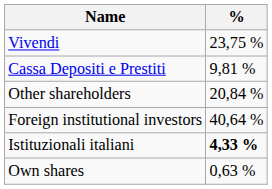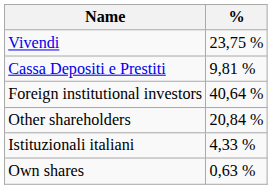rows swapped: (105, 119) <-> (69, 94)
(234, 145) bold -> (232, 145) normal
